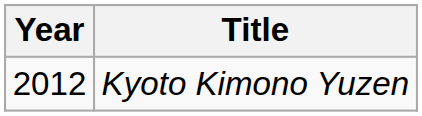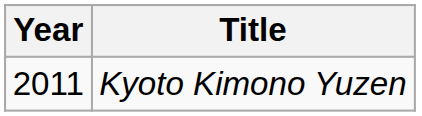(50, 83) 2012 -> (48, 83) 2011
